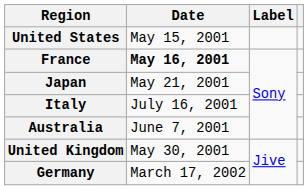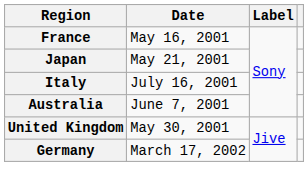- row: (66, 38)
(180, 61) bold -> (180, 38) normal
